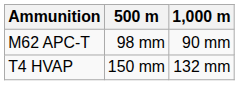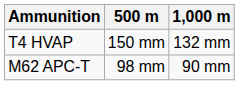rows swapped: (49, 42) <-> (41, 67)
